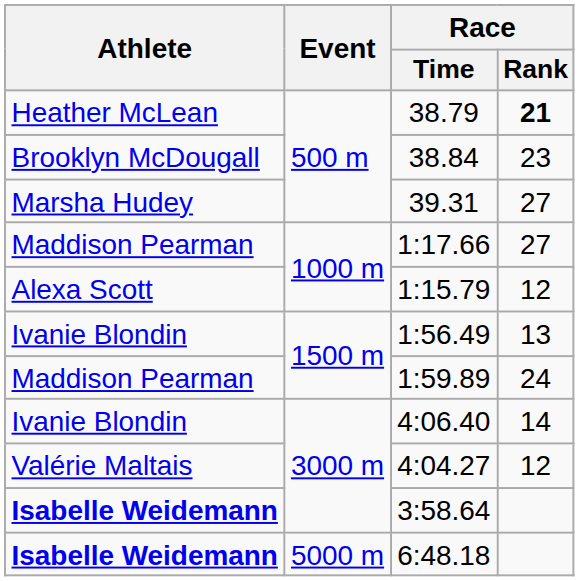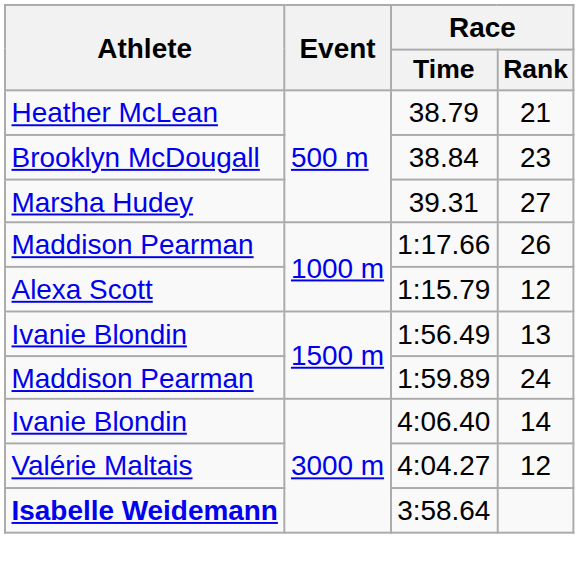(536, 113) bold -> (536, 113) normal
(536, 246) 27 -> (536, 246) 26
- row: (444, 555)
